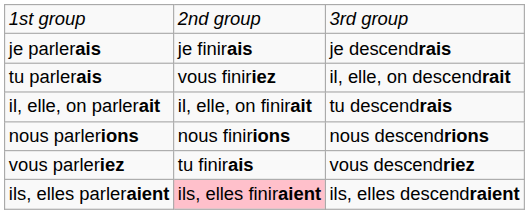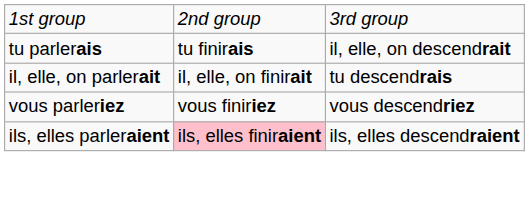- row: (55, 48)
(227, 77) vous finiriez -> (216, 48) tu finirais
- row: (74, 135)
(216, 164) tu finirais -> (227, 106) vous finiriez
